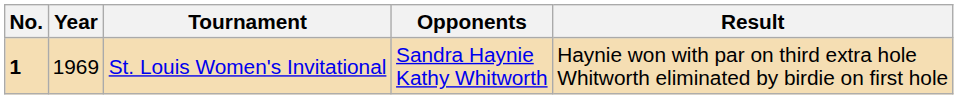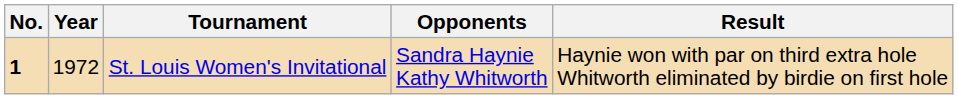(76, 66) 1969 -> (76, 66) 1972
